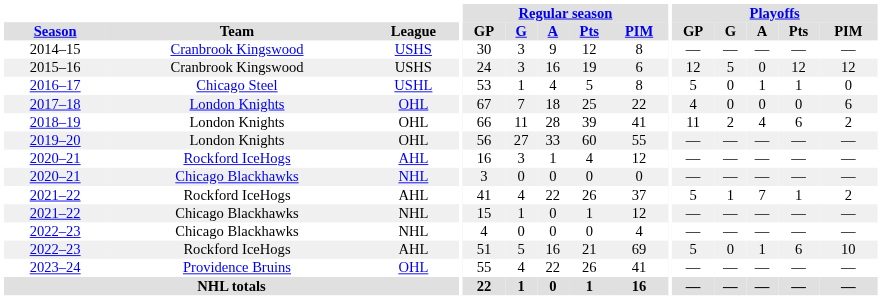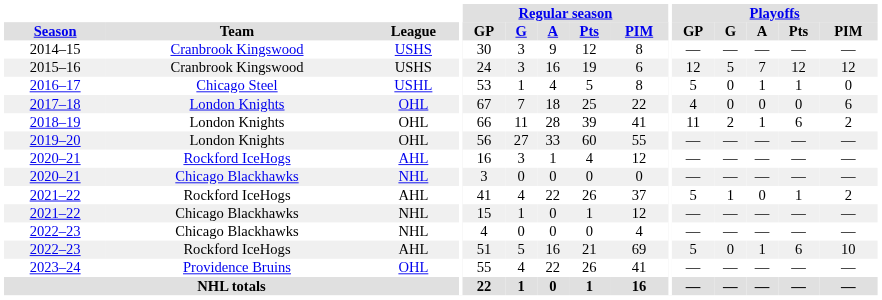(762, 67) 0 -> (762, 67) 7
(762, 122) 4 -> (762, 122) 1
(762, 195) 7 -> (762, 195) 0
